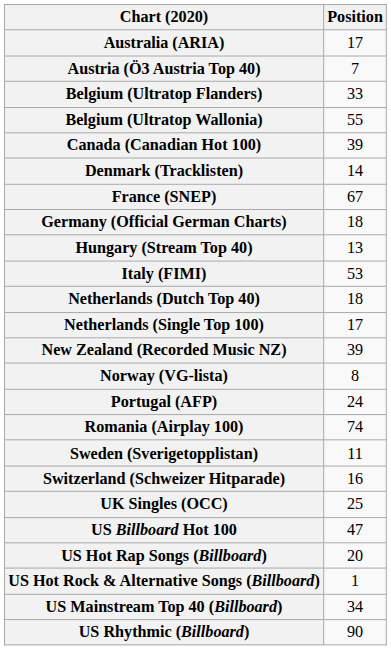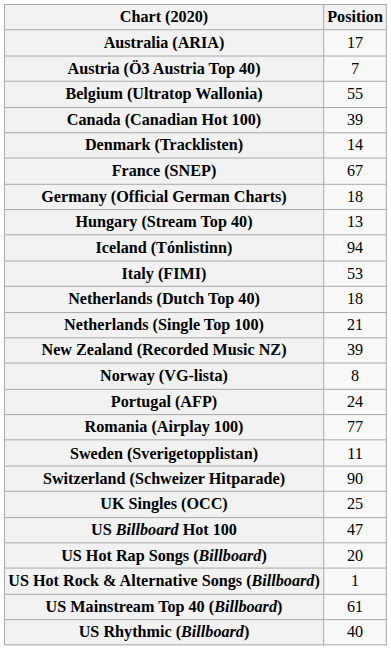- row: (164, 94)
+ row: (164, 247)
(355, 324) 17 -> (355, 324) 21
(355, 427) 74 -> (355, 427) 77
(355, 478) 16 -> (355, 478) 90
(355, 606) 34 -> (355, 606) 61
(355, 632) 90 -> (355, 632) 40
